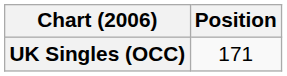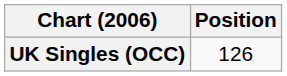(236, 53) 171 -> (236, 53) 126
